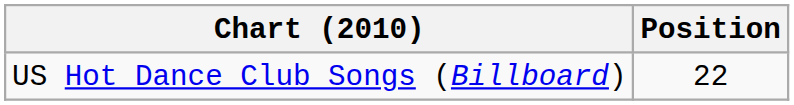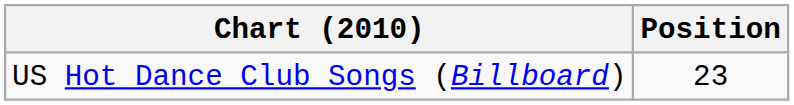(711, 77) 22 -> (711, 77) 23
